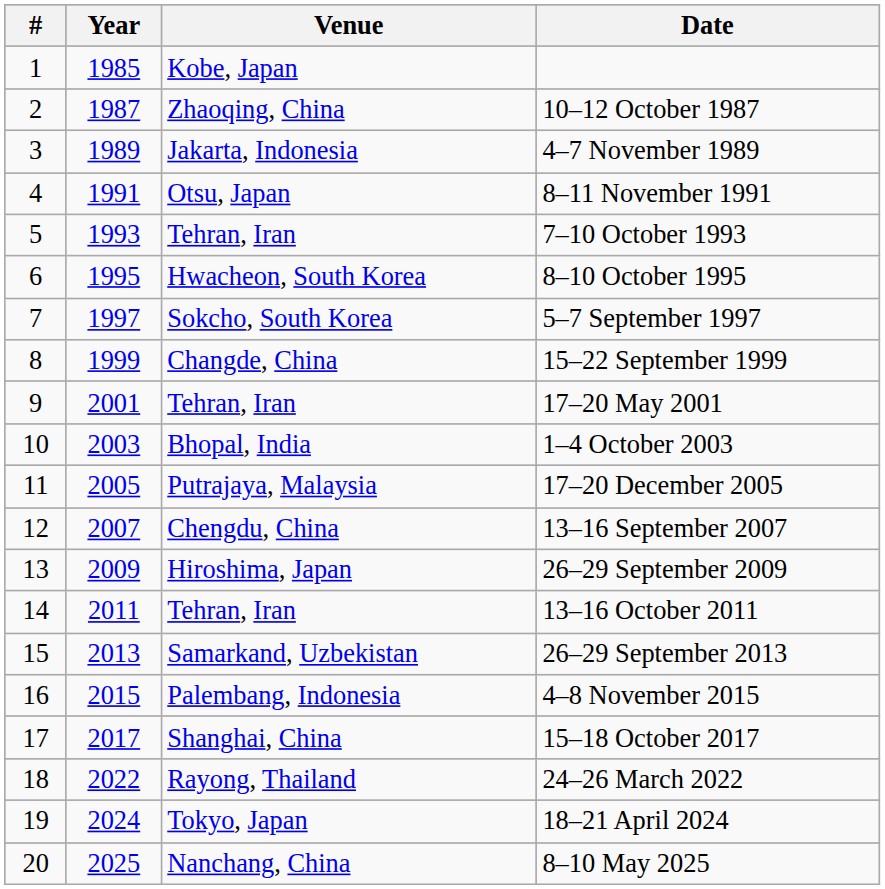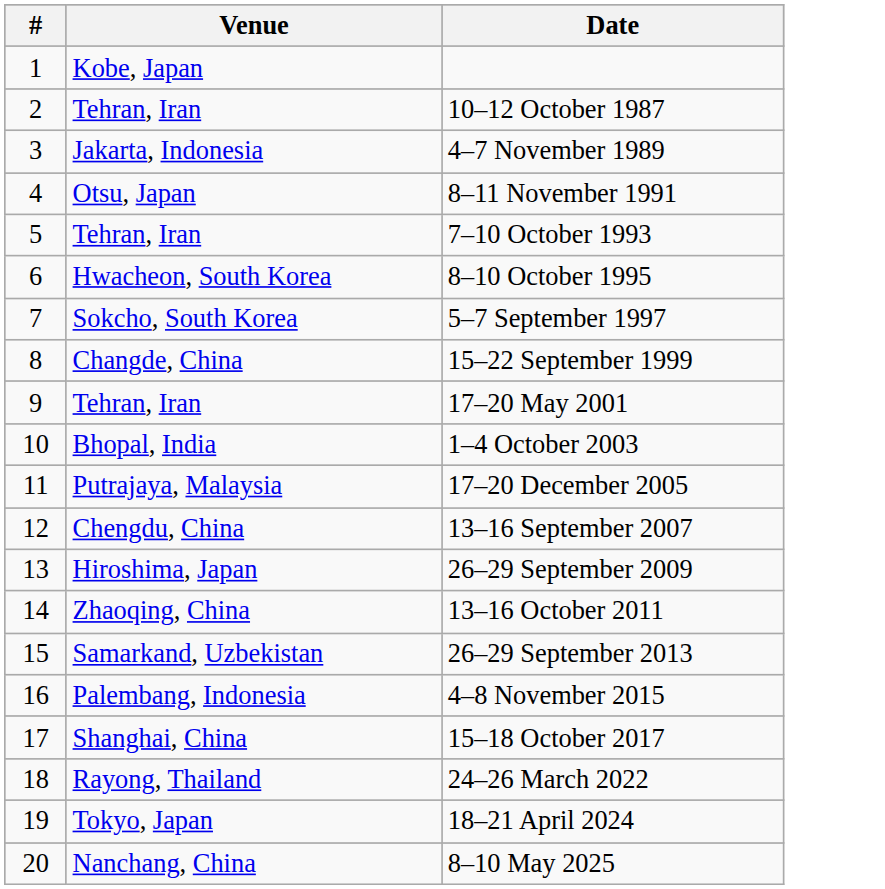- column: (114, 25)
(256, 109) Zhaoqing, China -> (137, 109) Tehran, Iran
(232, 611) Tehran, Iran -> (161, 611) Zhaoqing, China
